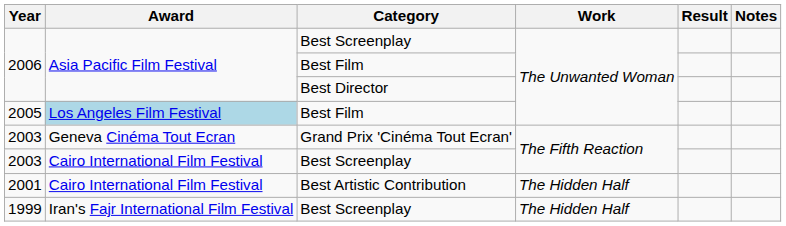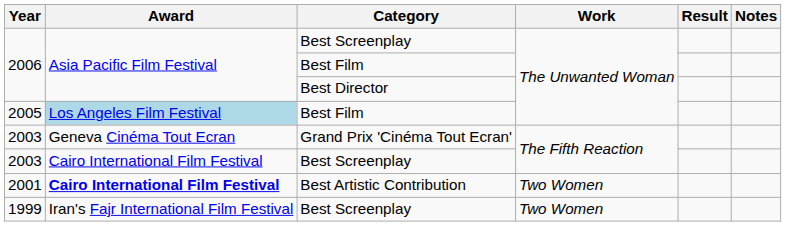(156, 185) normal -> (164, 185) bold
(574, 185) The Hidden Half -> (561, 185) Two Women
(574, 209) The Hidden Half -> (561, 209) Two Women
